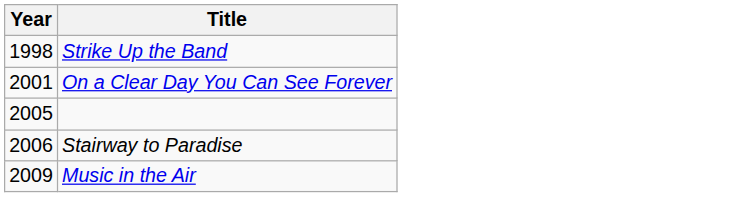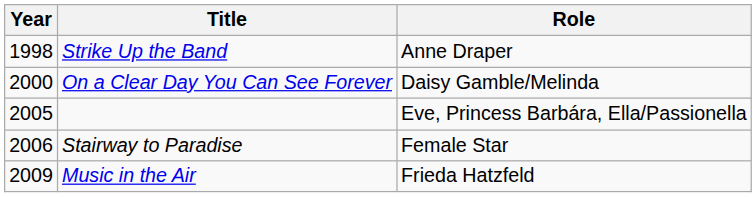+ column: (574, 20)
(31, 82) 2001 -> (31, 82) 2000
